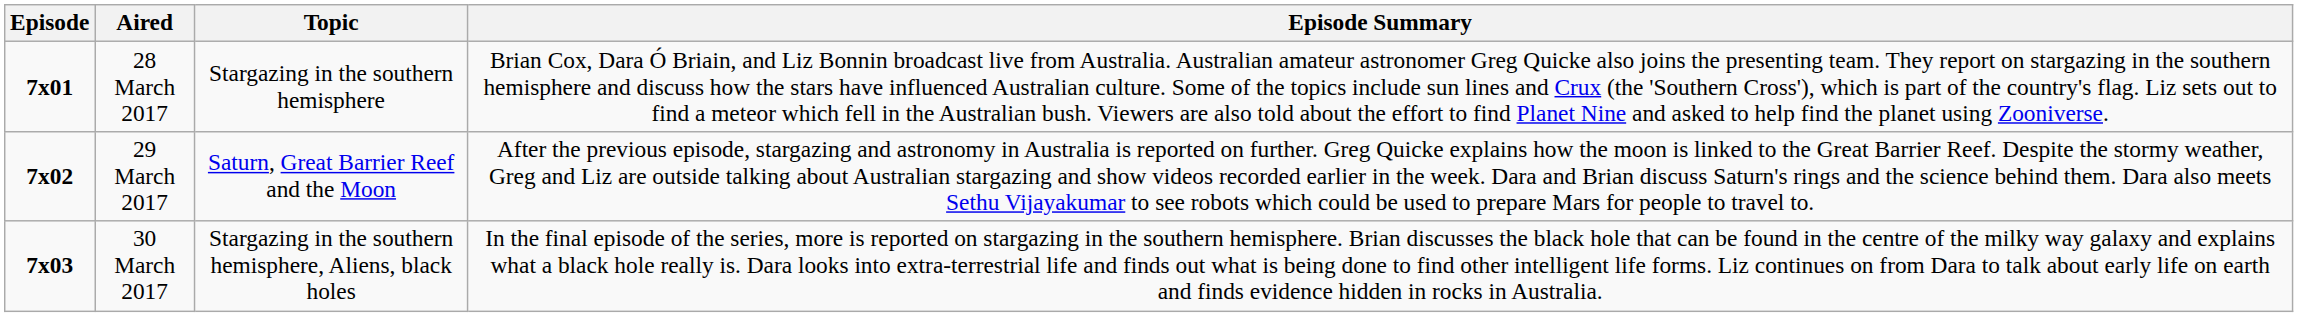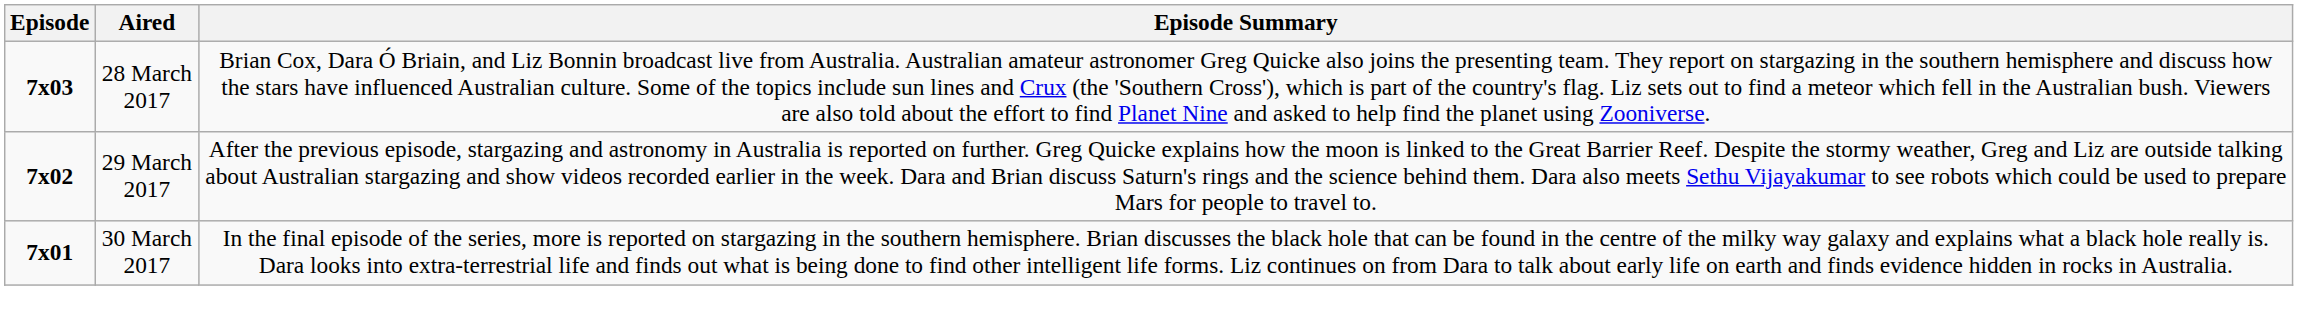- column: (331, 23)
(50, 86) 7x01 -> (50, 86) 7x03
(50, 265) 7x03 -> (50, 252) 7x01
